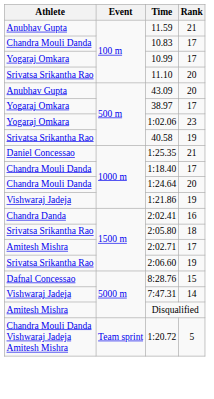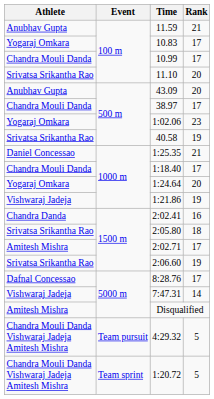(49, 44) Chandra Mouli Danda -> (38, 44) Yogaraj Omkara
(38, 59) Yogaraj Omkara -> (49, 59) Chandra Mouli Danda
(38, 106) Yogaraj Omkara -> (49, 106) Chandra Mouli Danda
(49, 185) Chandra Mouli Danda -> (38, 185) Yogaraj Omkara
(192, 279) 15 -> (197, 279) 17
+ row: (167, 337)
